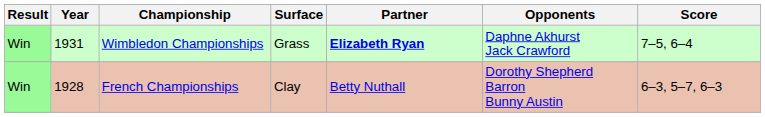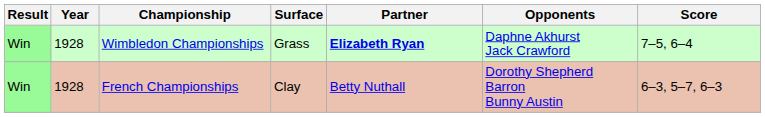(69, 43) 1931 -> (69, 43) 1928
